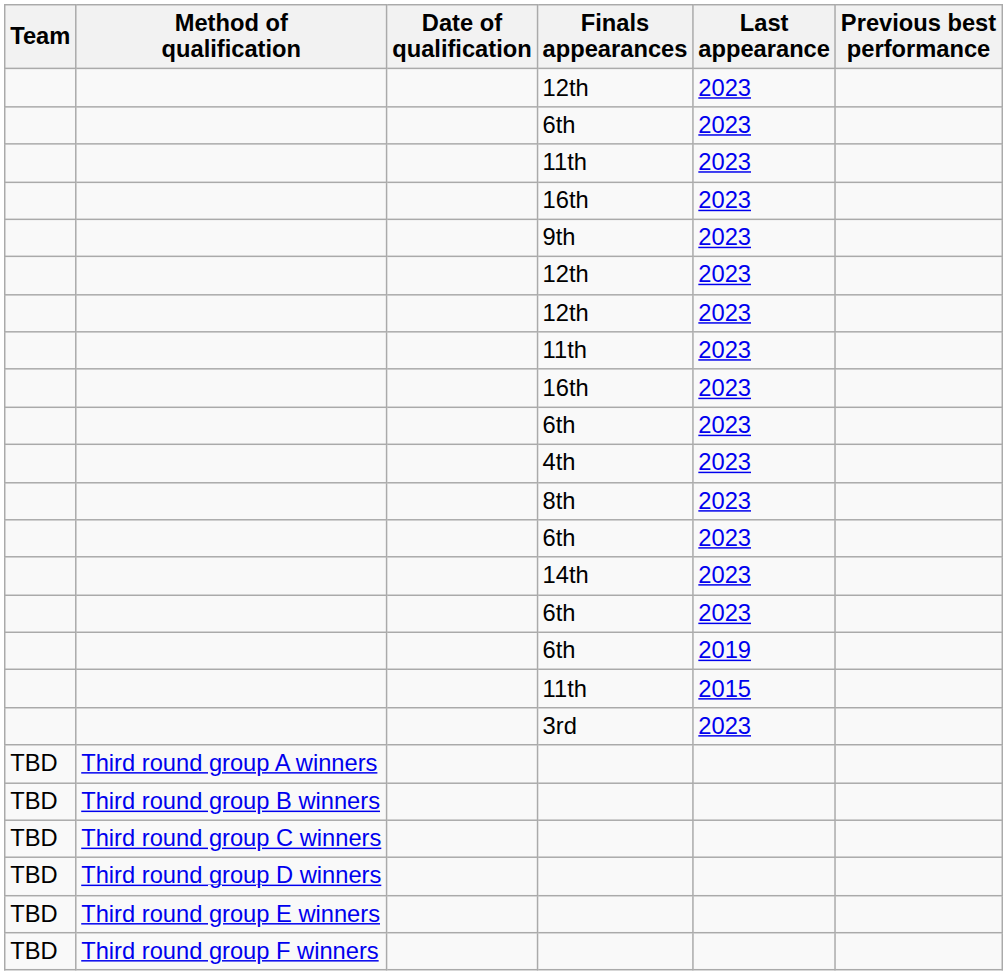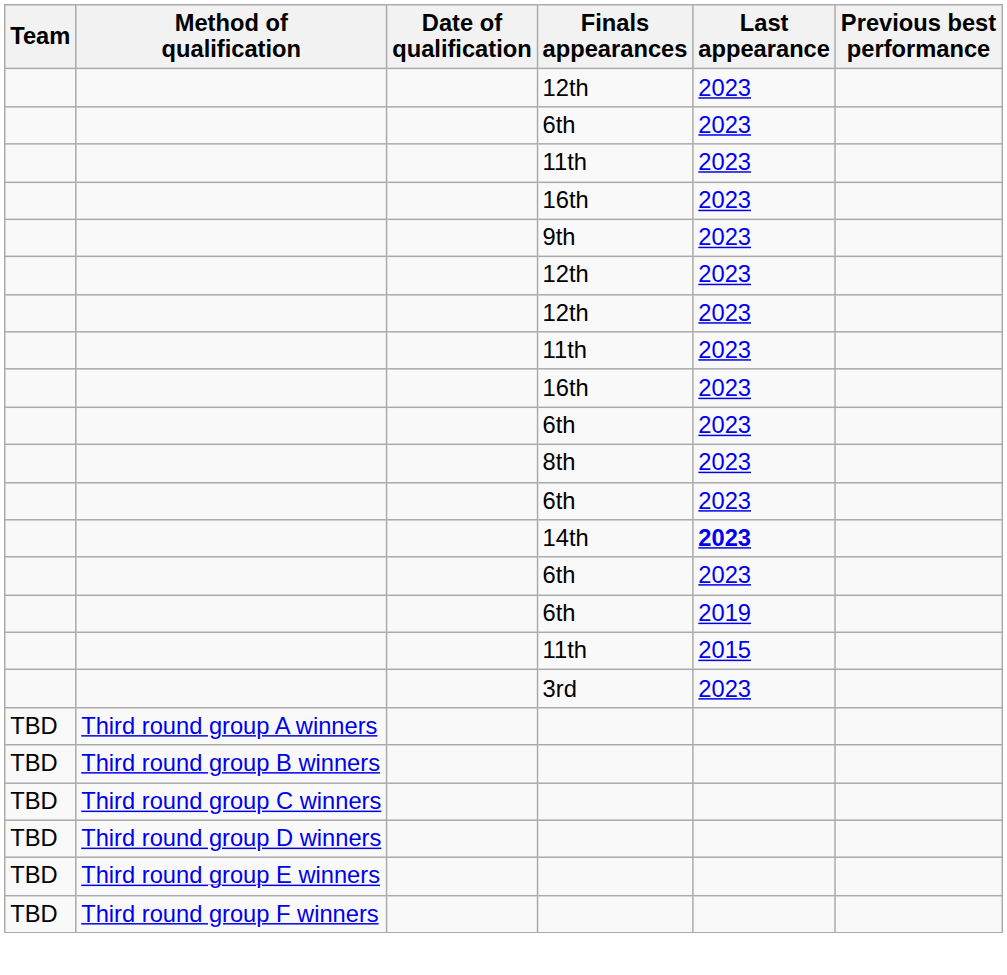- row: (231, 463)
(725, 575) normal -> (725, 538) bold
